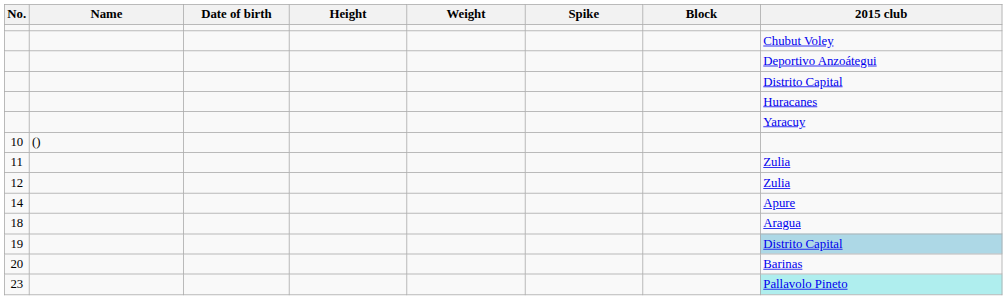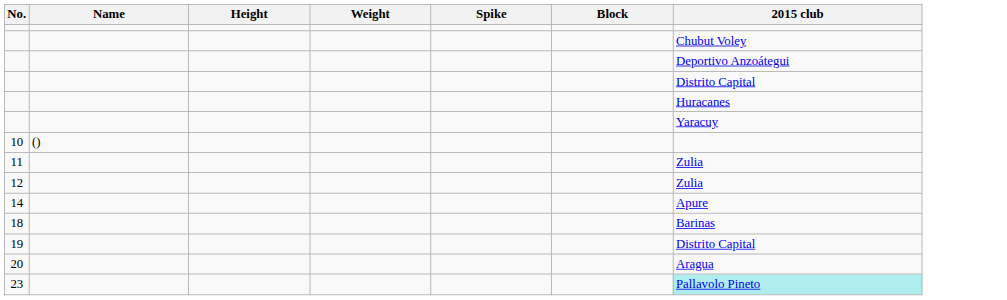- column: (236, 14)
(782, 223) Aragua -> (696, 223) Barinas
(803, 243) lightblue background -> (716, 243) no background
(783, 264) Barinas -> (695, 264) Aragua
